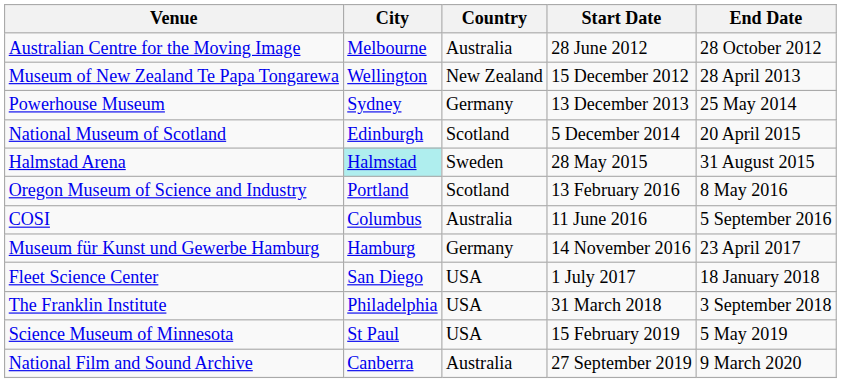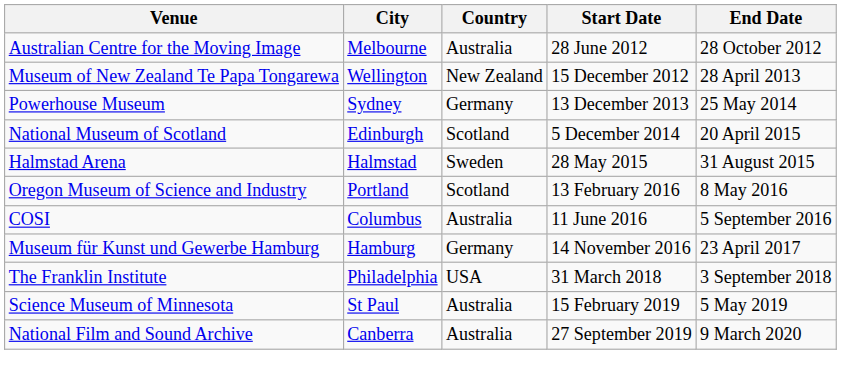(382, 162) paleturquoise background -> (382, 162) no background
- row: (84, 276)
(464, 334) USA -> (479, 305) Australia
